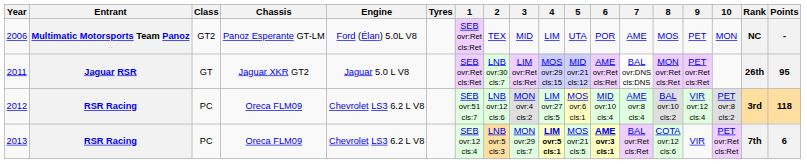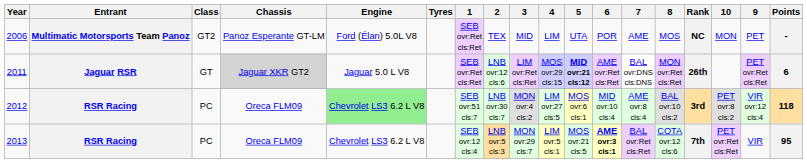columns swapped: (697, 11) <-> (755, 11)
(274, 71) no background -> (274, 71) lightgrey background
(497, 71) LNB ovr:30 cls:7 -> (497, 71) LNB ovr:12 cls:6
(578, 71) normal -> (579, 71) bold
(784, 71) 95 -> (786, 71) 6
(377, 106) no background -> (377, 106) lightgreen background
(497, 106) LNB ovr:12 cls:6 -> (497, 106) LNB ovr:30 cls:7
(552, 141) bold -> (552, 141) normal
(784, 141) 6 -> (786, 141) 95
